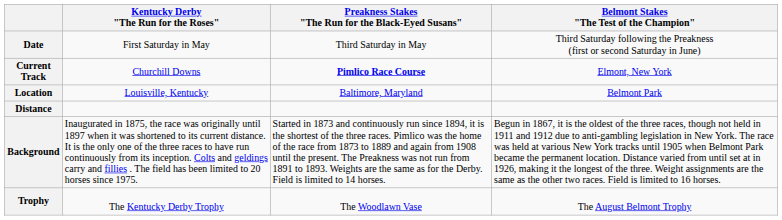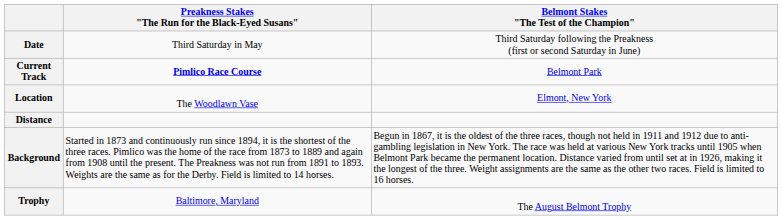- column: (166, 17)
(635, 71) Elmont, New York -> (574, 71) Belmont Park
(381, 93) Baltimore, Maryland -> (217, 104) The Woodlawn Vase
(635, 93) Belmont Park -> (574, 98) Elmont, New York
(381, 207) The Woodlawn Vase -> (217, 201) Baltimore, Maryland
